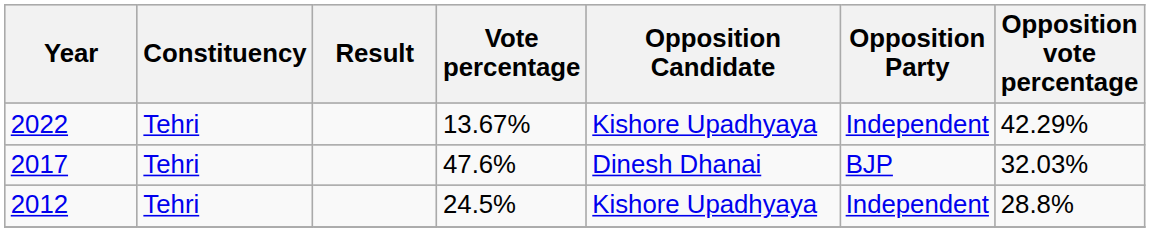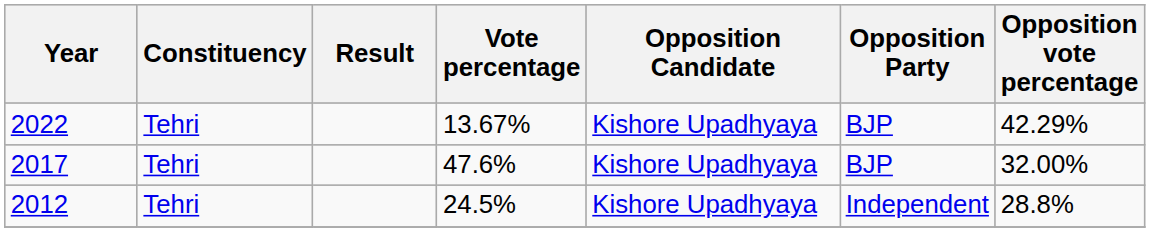(917, 123) Independent -> (869, 123) BJP
(677, 164) Dinesh Dhanai -> (705, 164) Kishore Upadhyaya
(1044, 164) 32.03% -> (1044, 164) 32.00%
